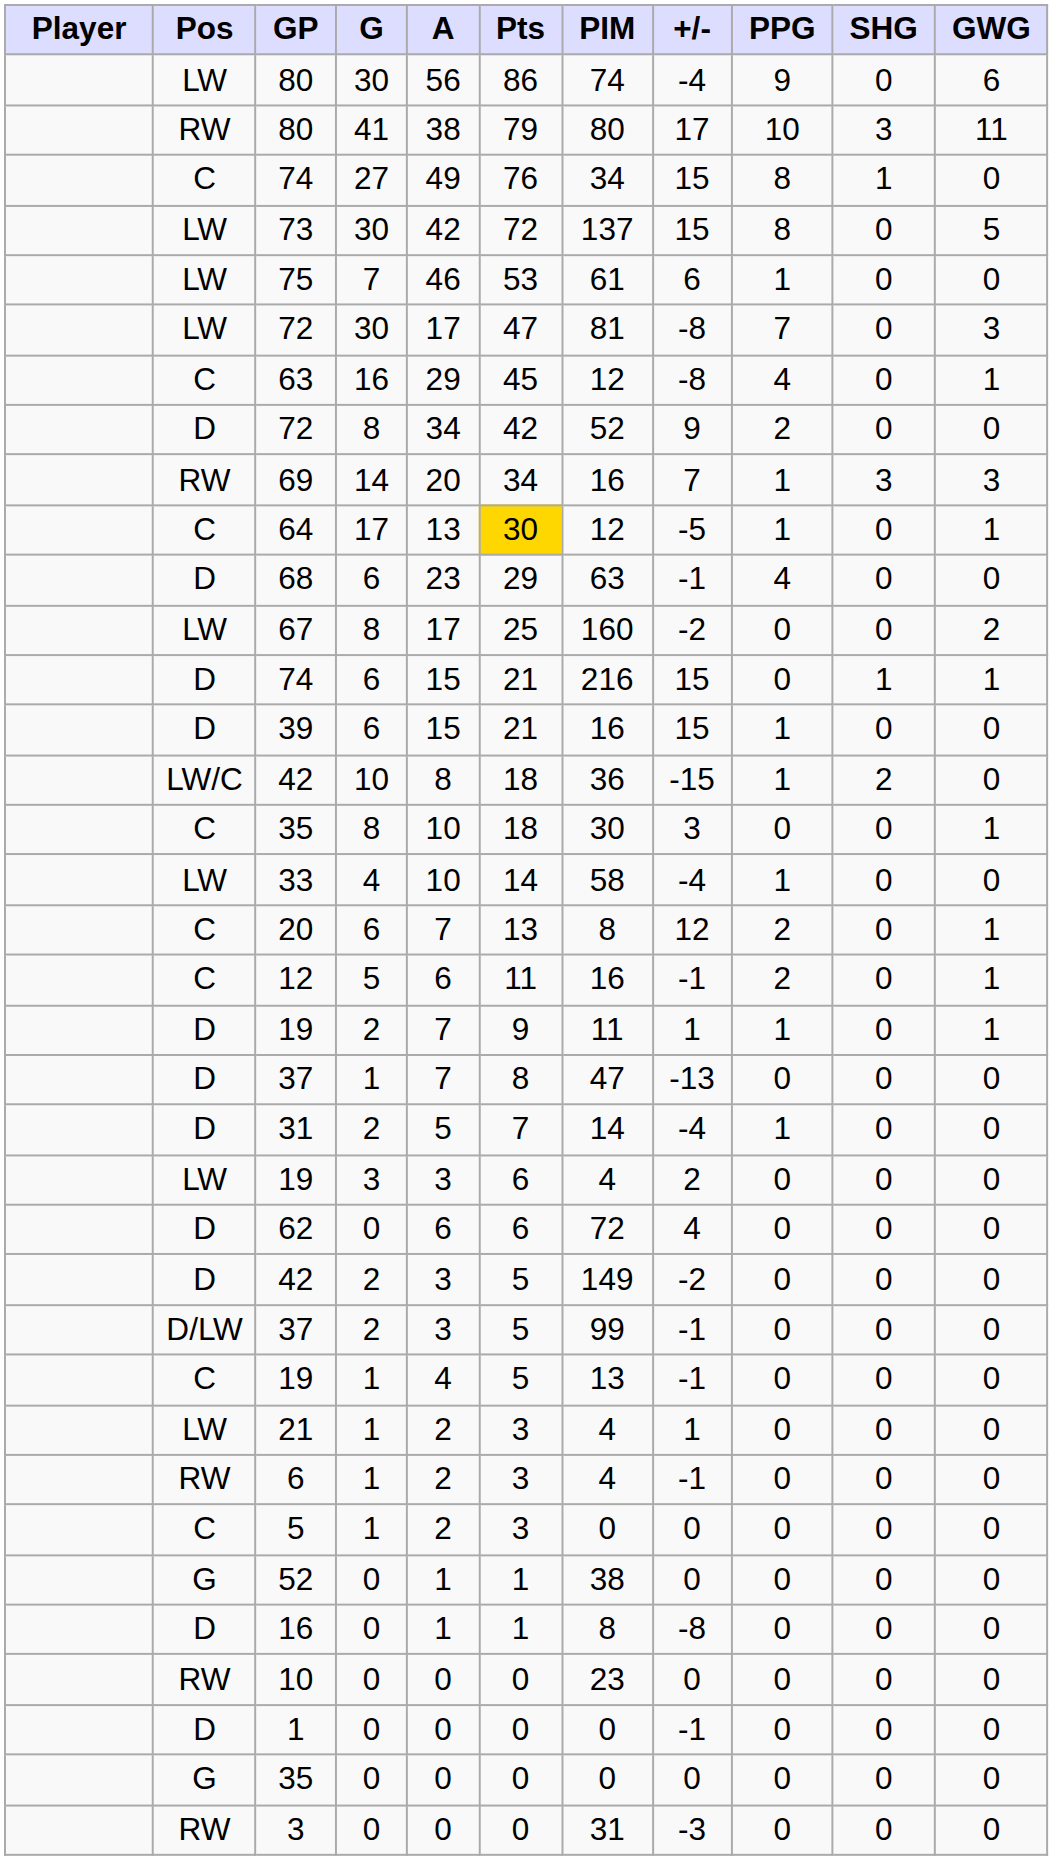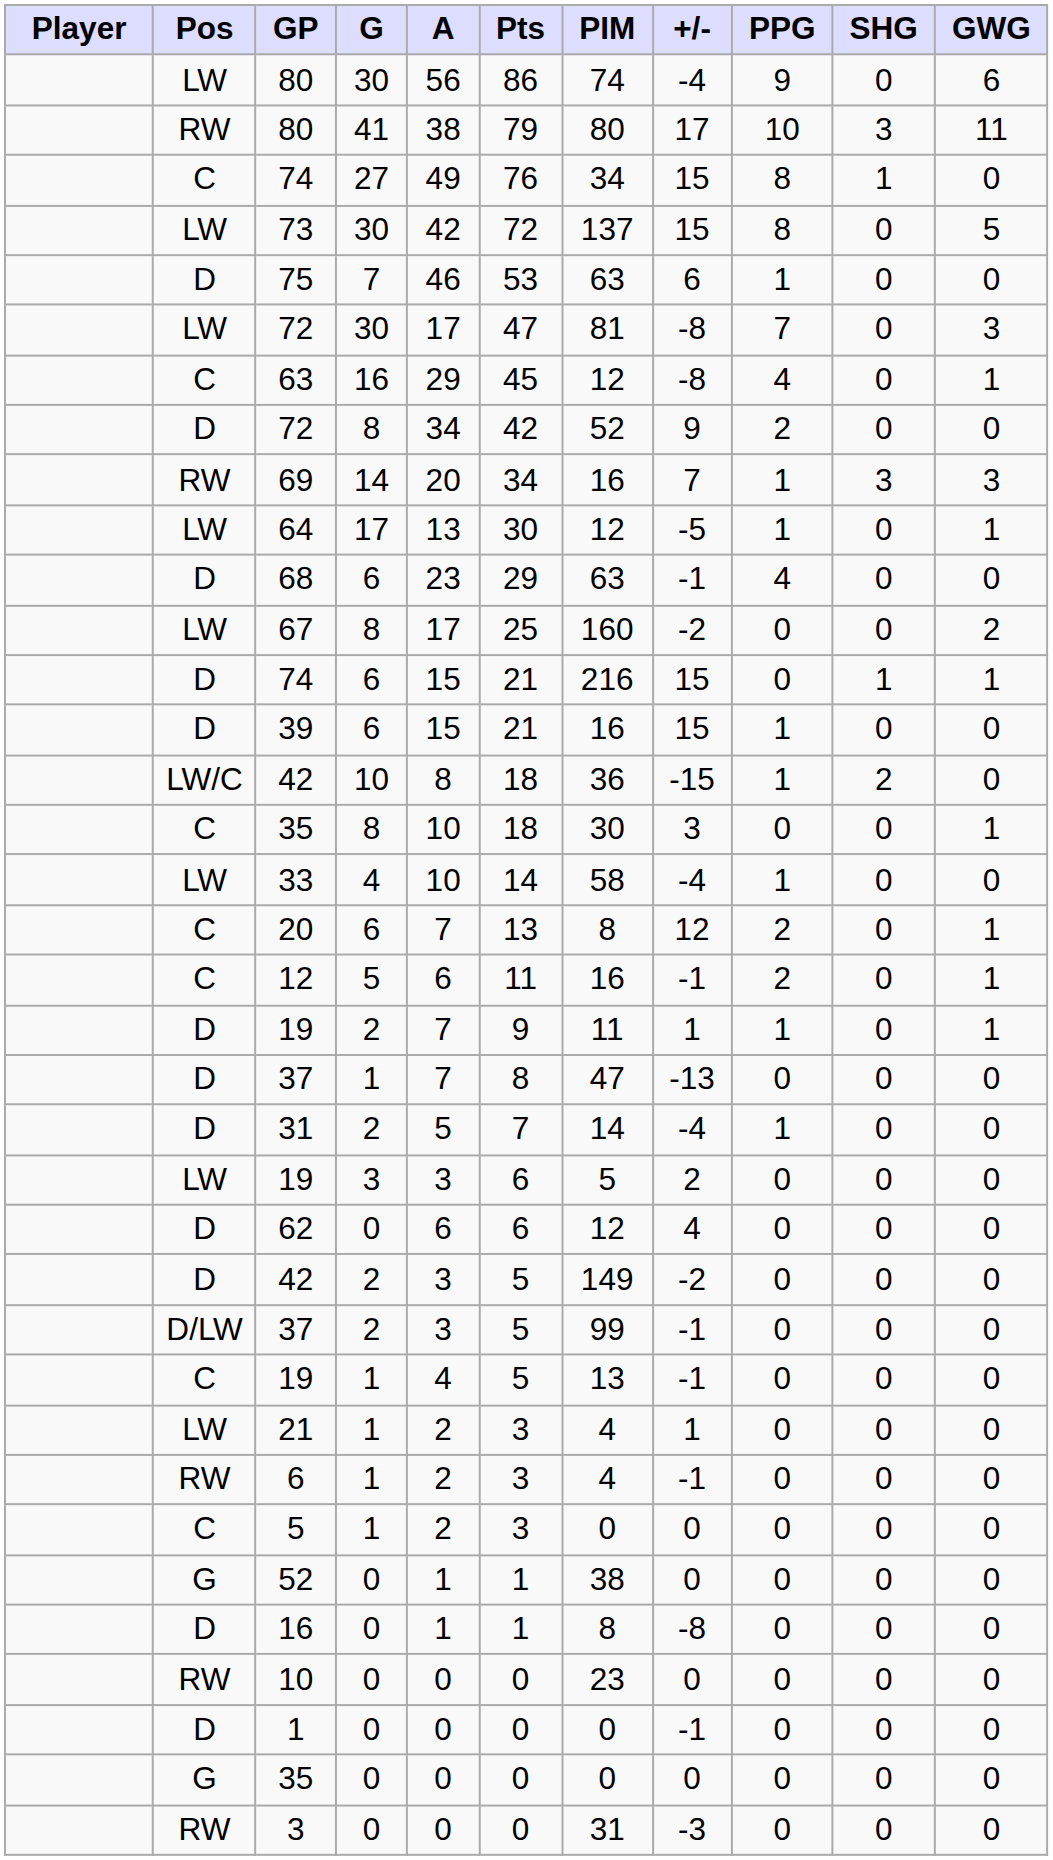(205, 279) LW -> (205, 279) D
(607, 279) 61 -> (607, 279) 63
(205, 529) C -> (205, 529) LW
(521, 529) gold background -> (521, 529) no background
(607, 1179) 4 -> (607, 1179) 5
(607, 1229) 72 -> (607, 1229) 12
